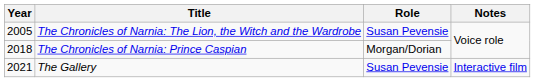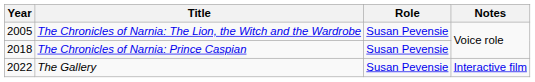(404, 49) Morgan/Dorian -> (407, 49) Susan Pevensie
(20, 67) 2021 -> (20, 67) 2022
